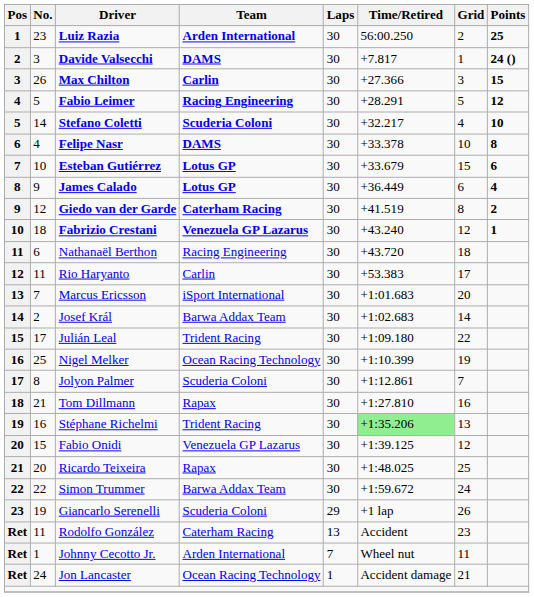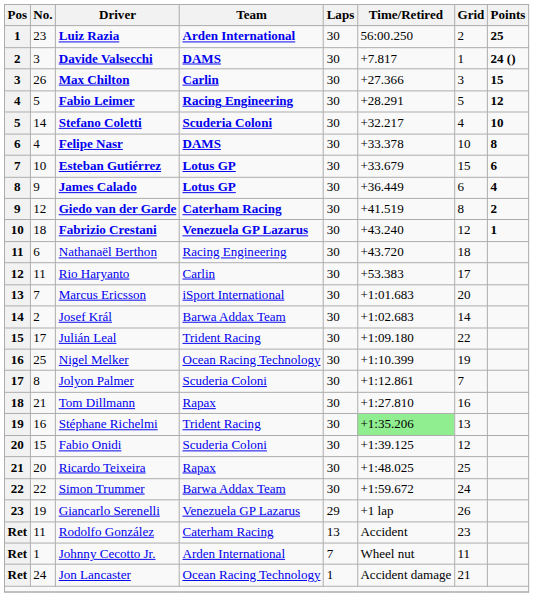(241, 445) Venezuela GP Lazarus -> (225, 445) Scuderia Coloni
(225, 510) Scuderia Coloni -> (241, 510) Venezuela GP Lazarus
